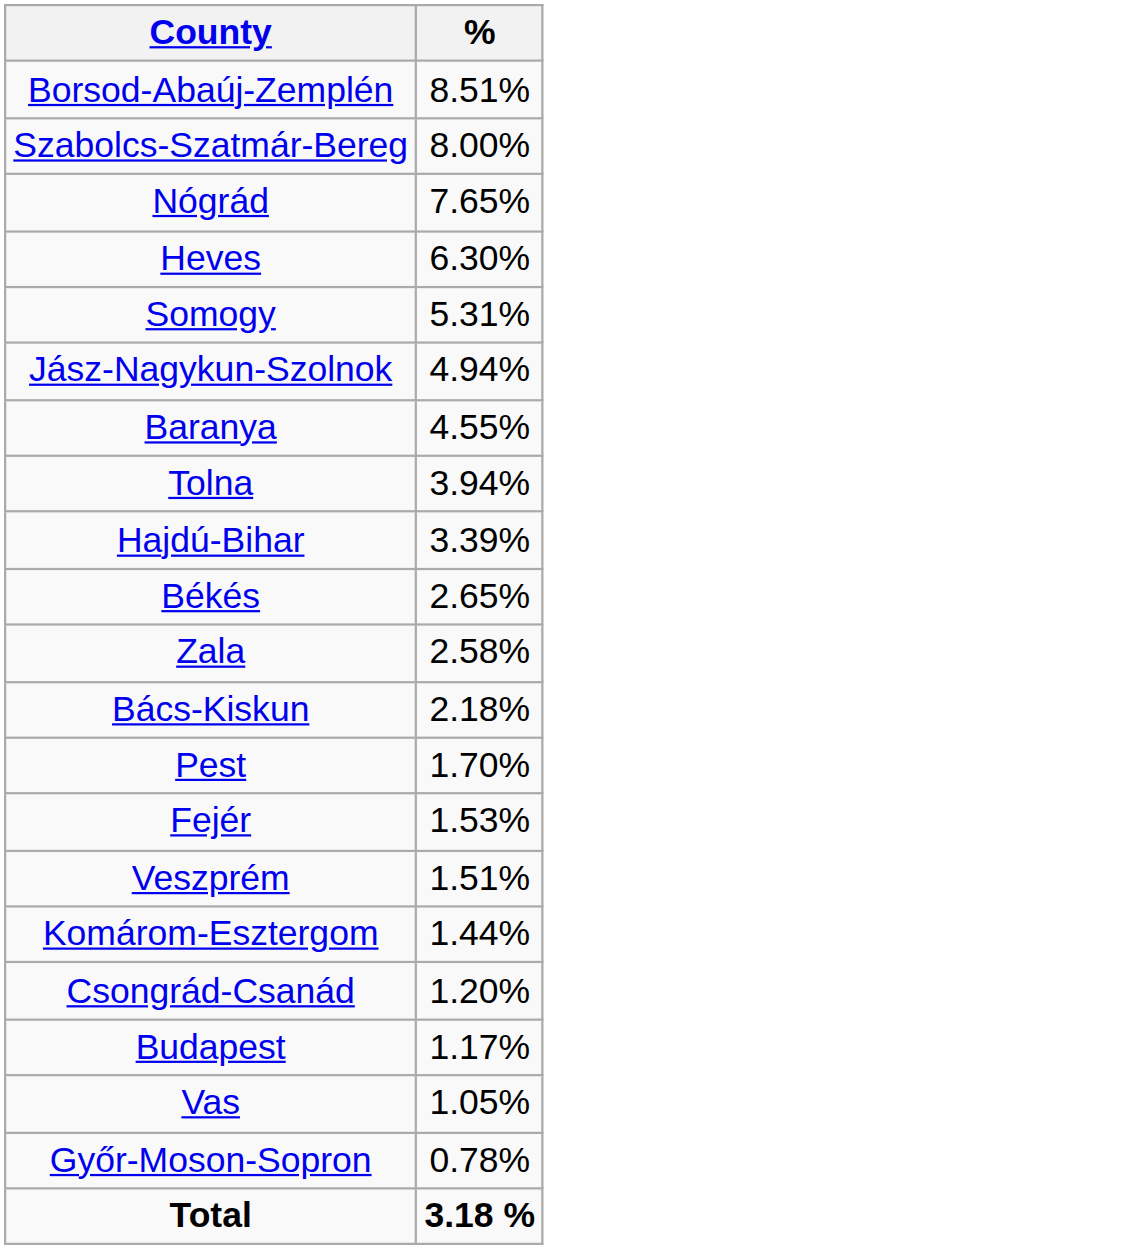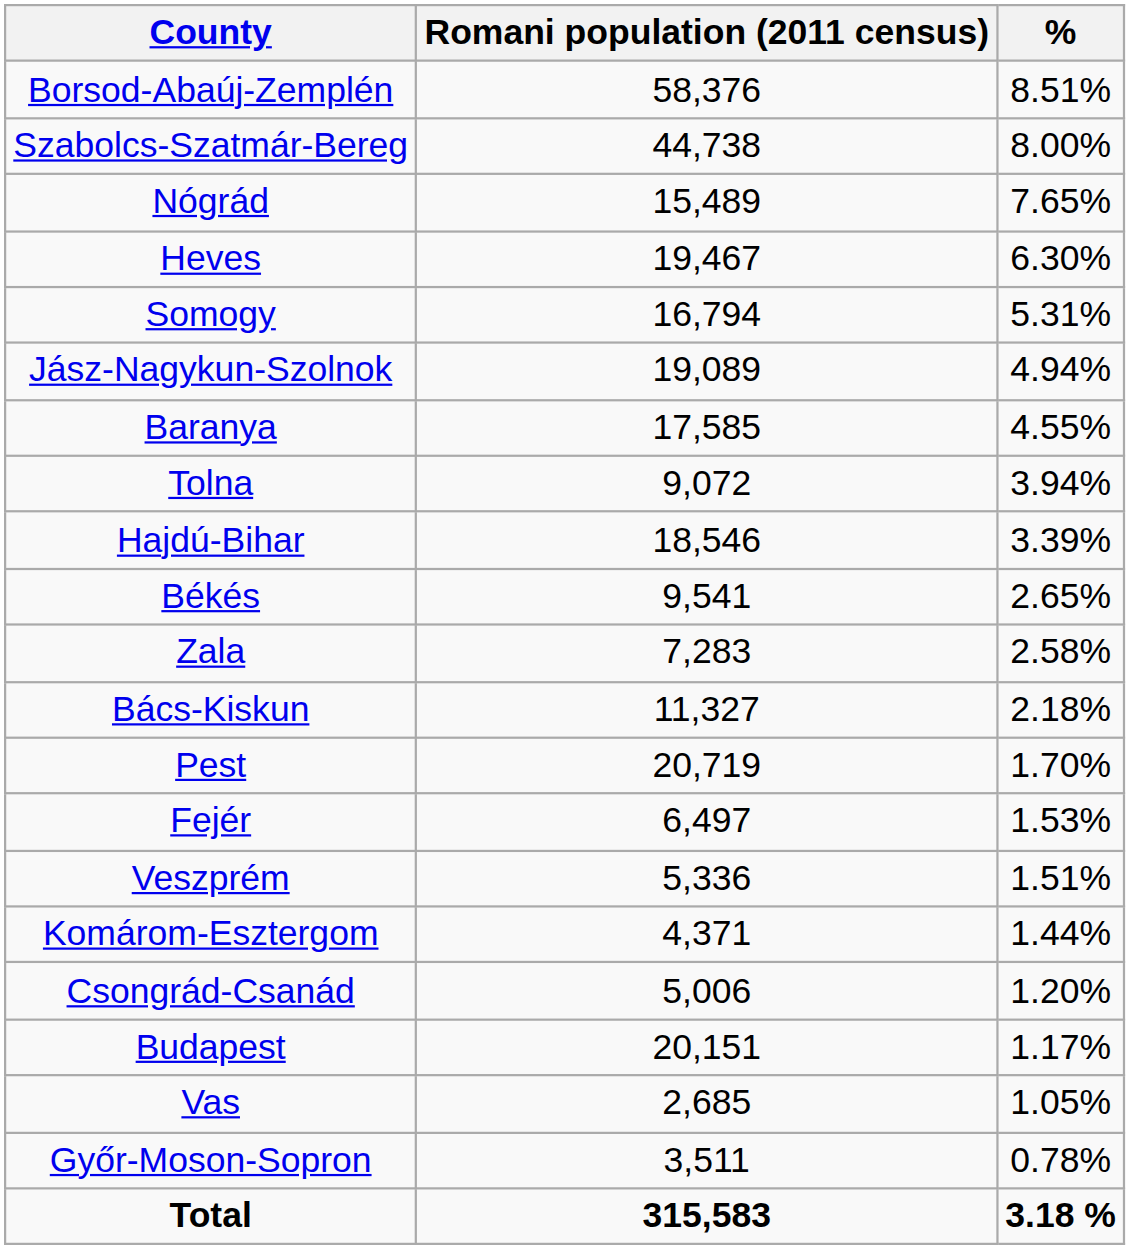+ column: (707, 32)
